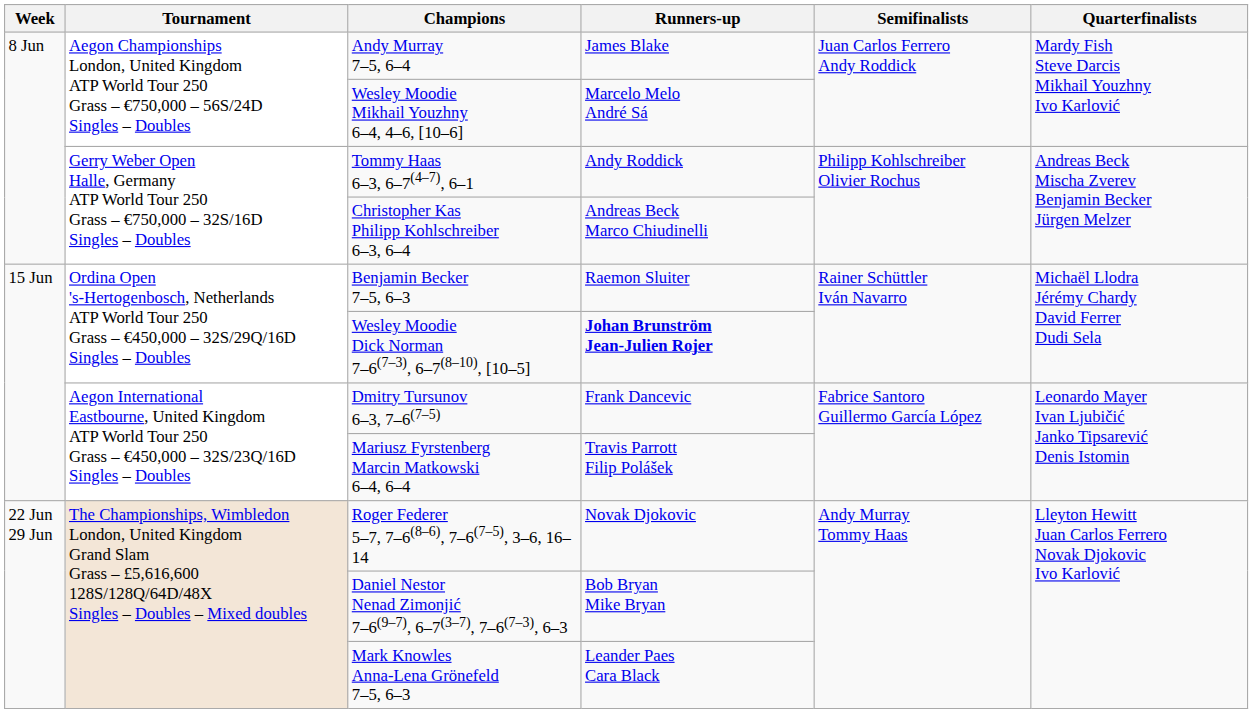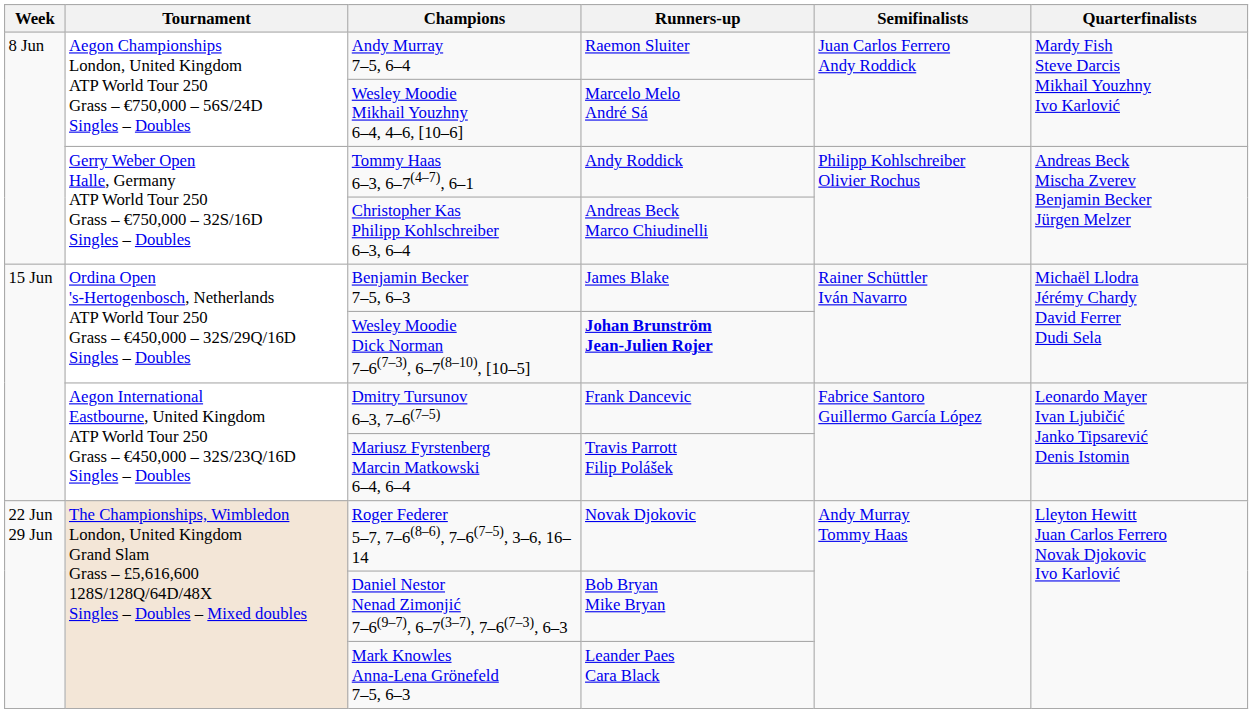(627, 46) James Blake -> (637, 46) Raemon Sluiter
(637, 278) Raemon Sluiter -> (627, 278) James Blake
